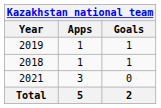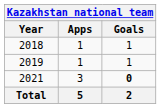rows swapped: (31, 62) <-> (31, 46)
(129, 79) normal -> (129, 79) bold
